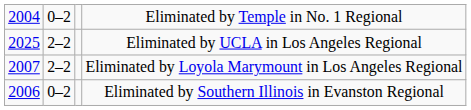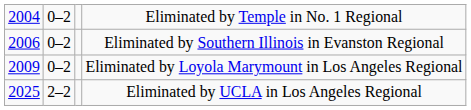rows swapped: (274, 92) <-> (274, 42)
(24, 67) 2007 -> (24, 67) 2009
(59, 67) 2–2 -> (59, 67) 0–2
